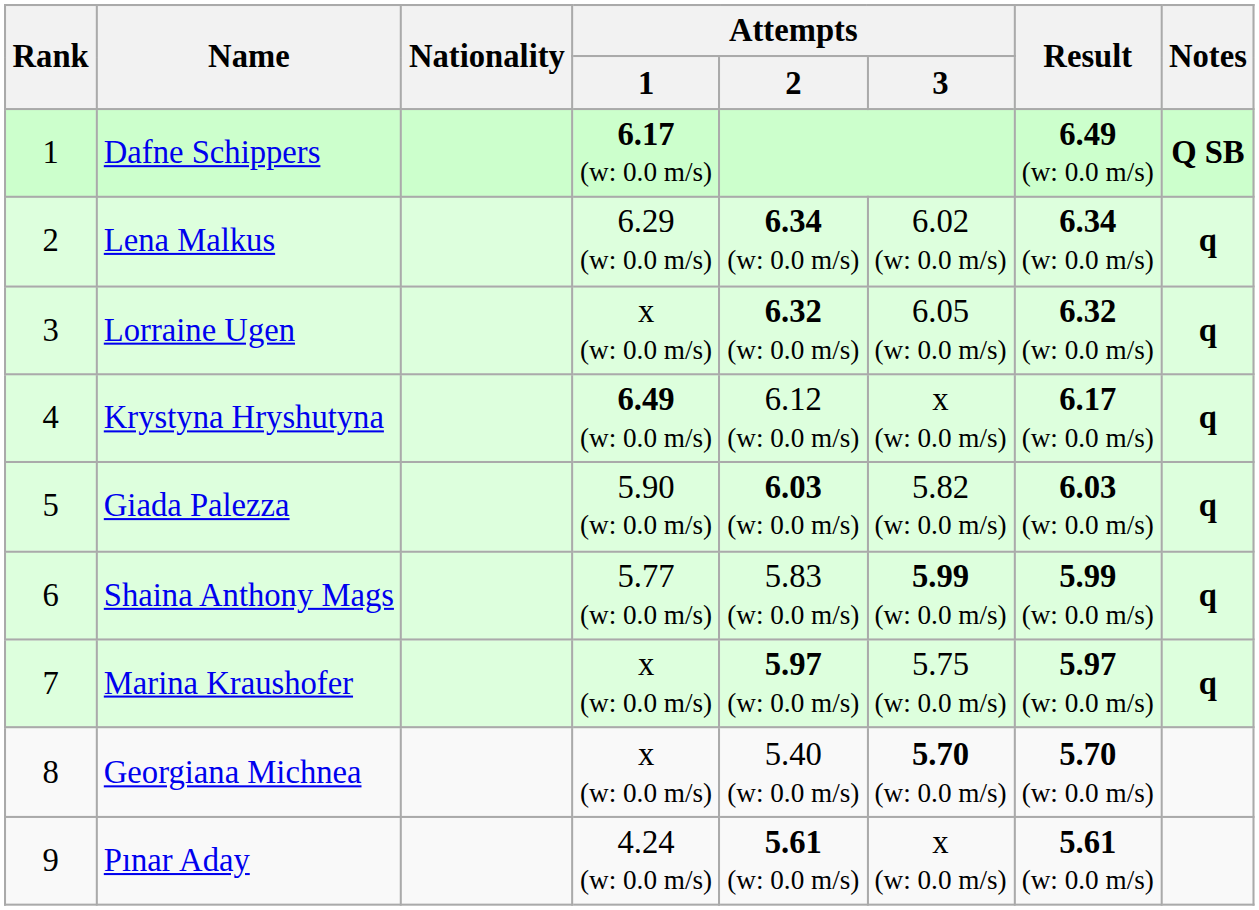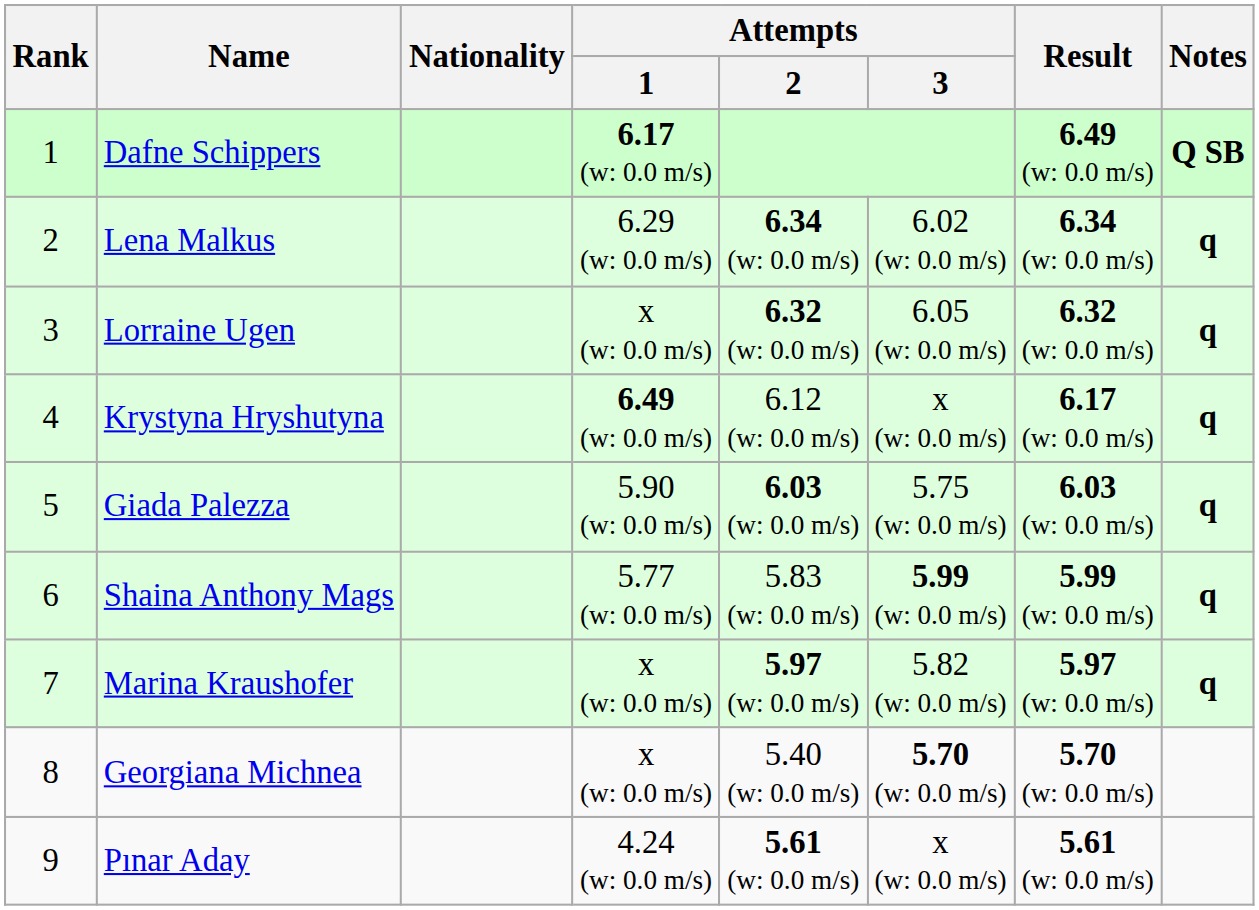(941, 506) 5.82 (w: 0.0 m/s) -> (941, 506) 5.75 (w: 0.0 m/s)
(941, 683) 5.75 (w: 0.0 m/s) -> (941, 683) 5.82 (w: 0.0 m/s)
